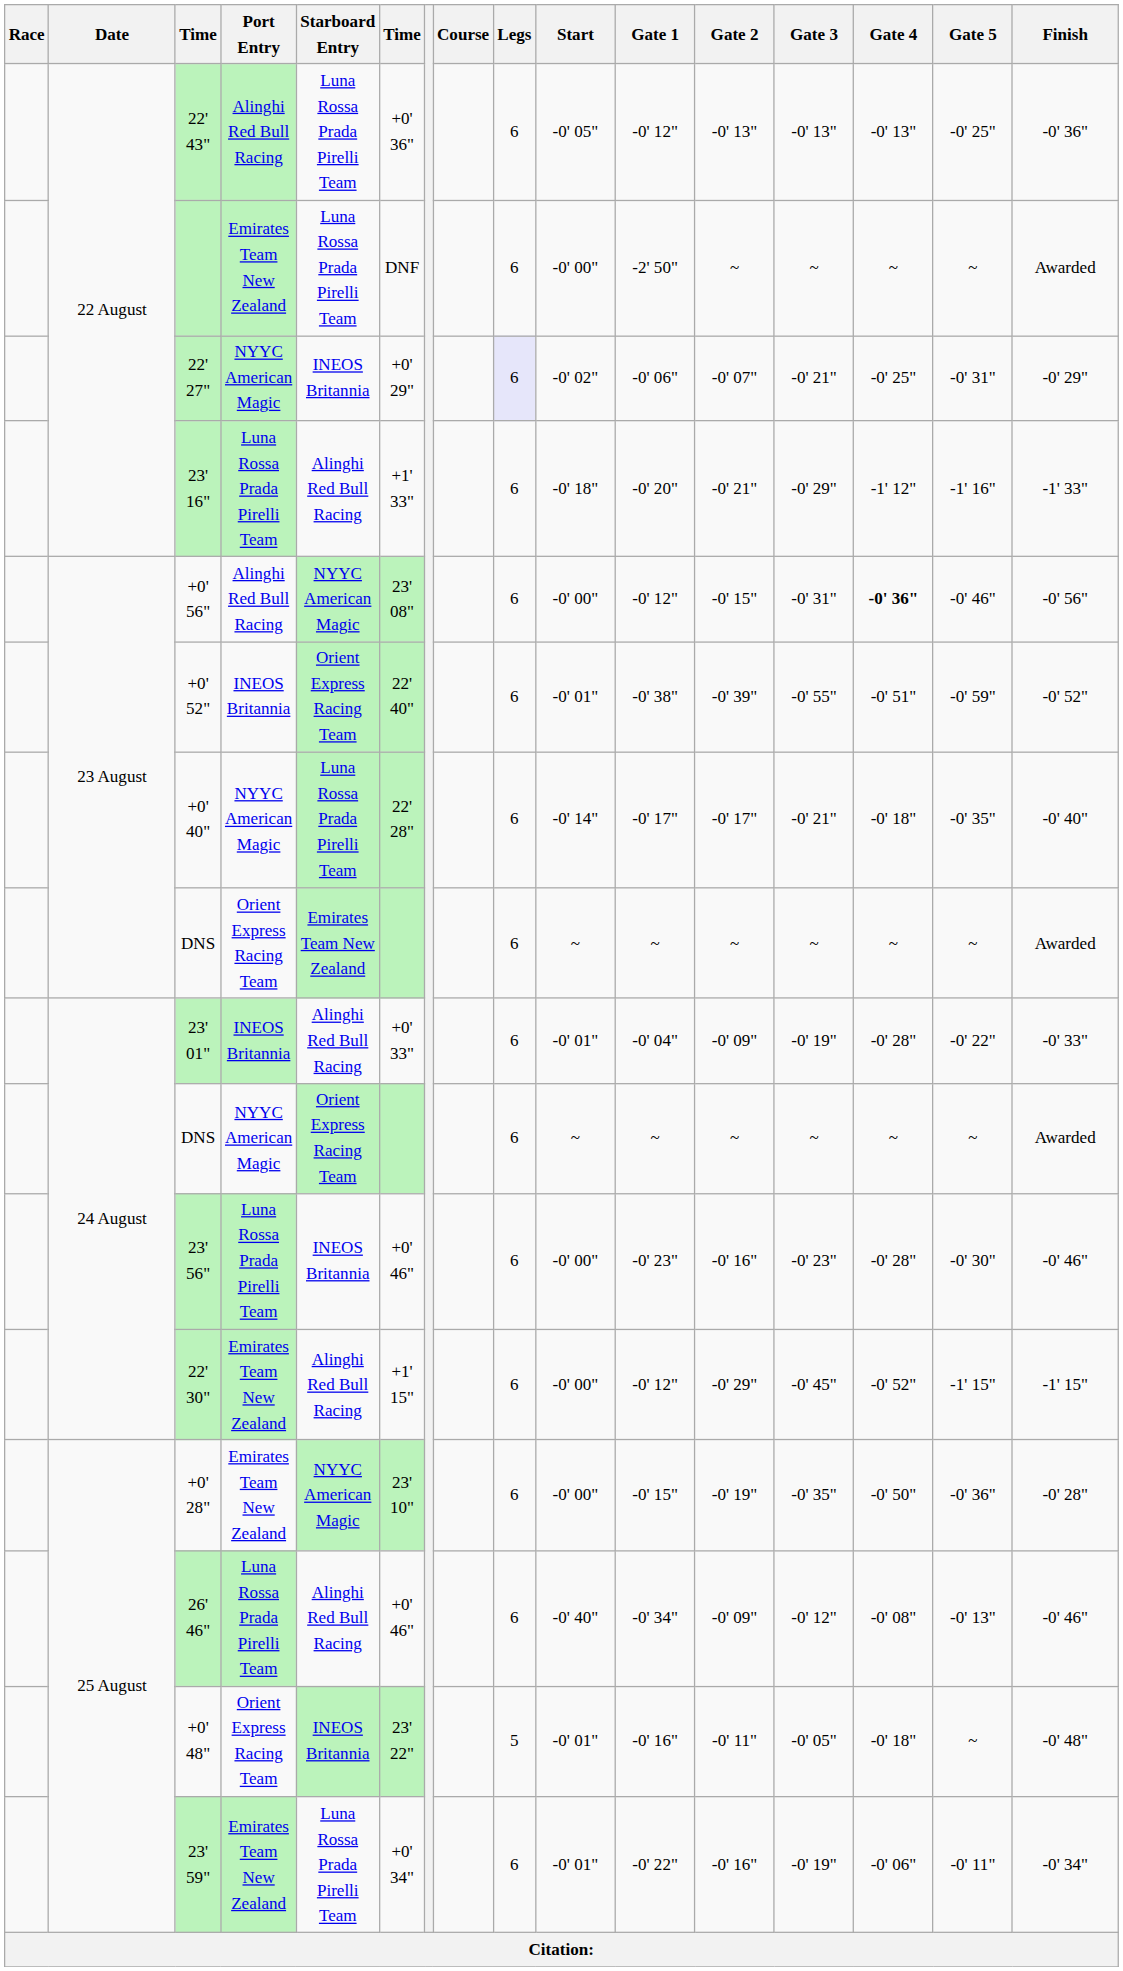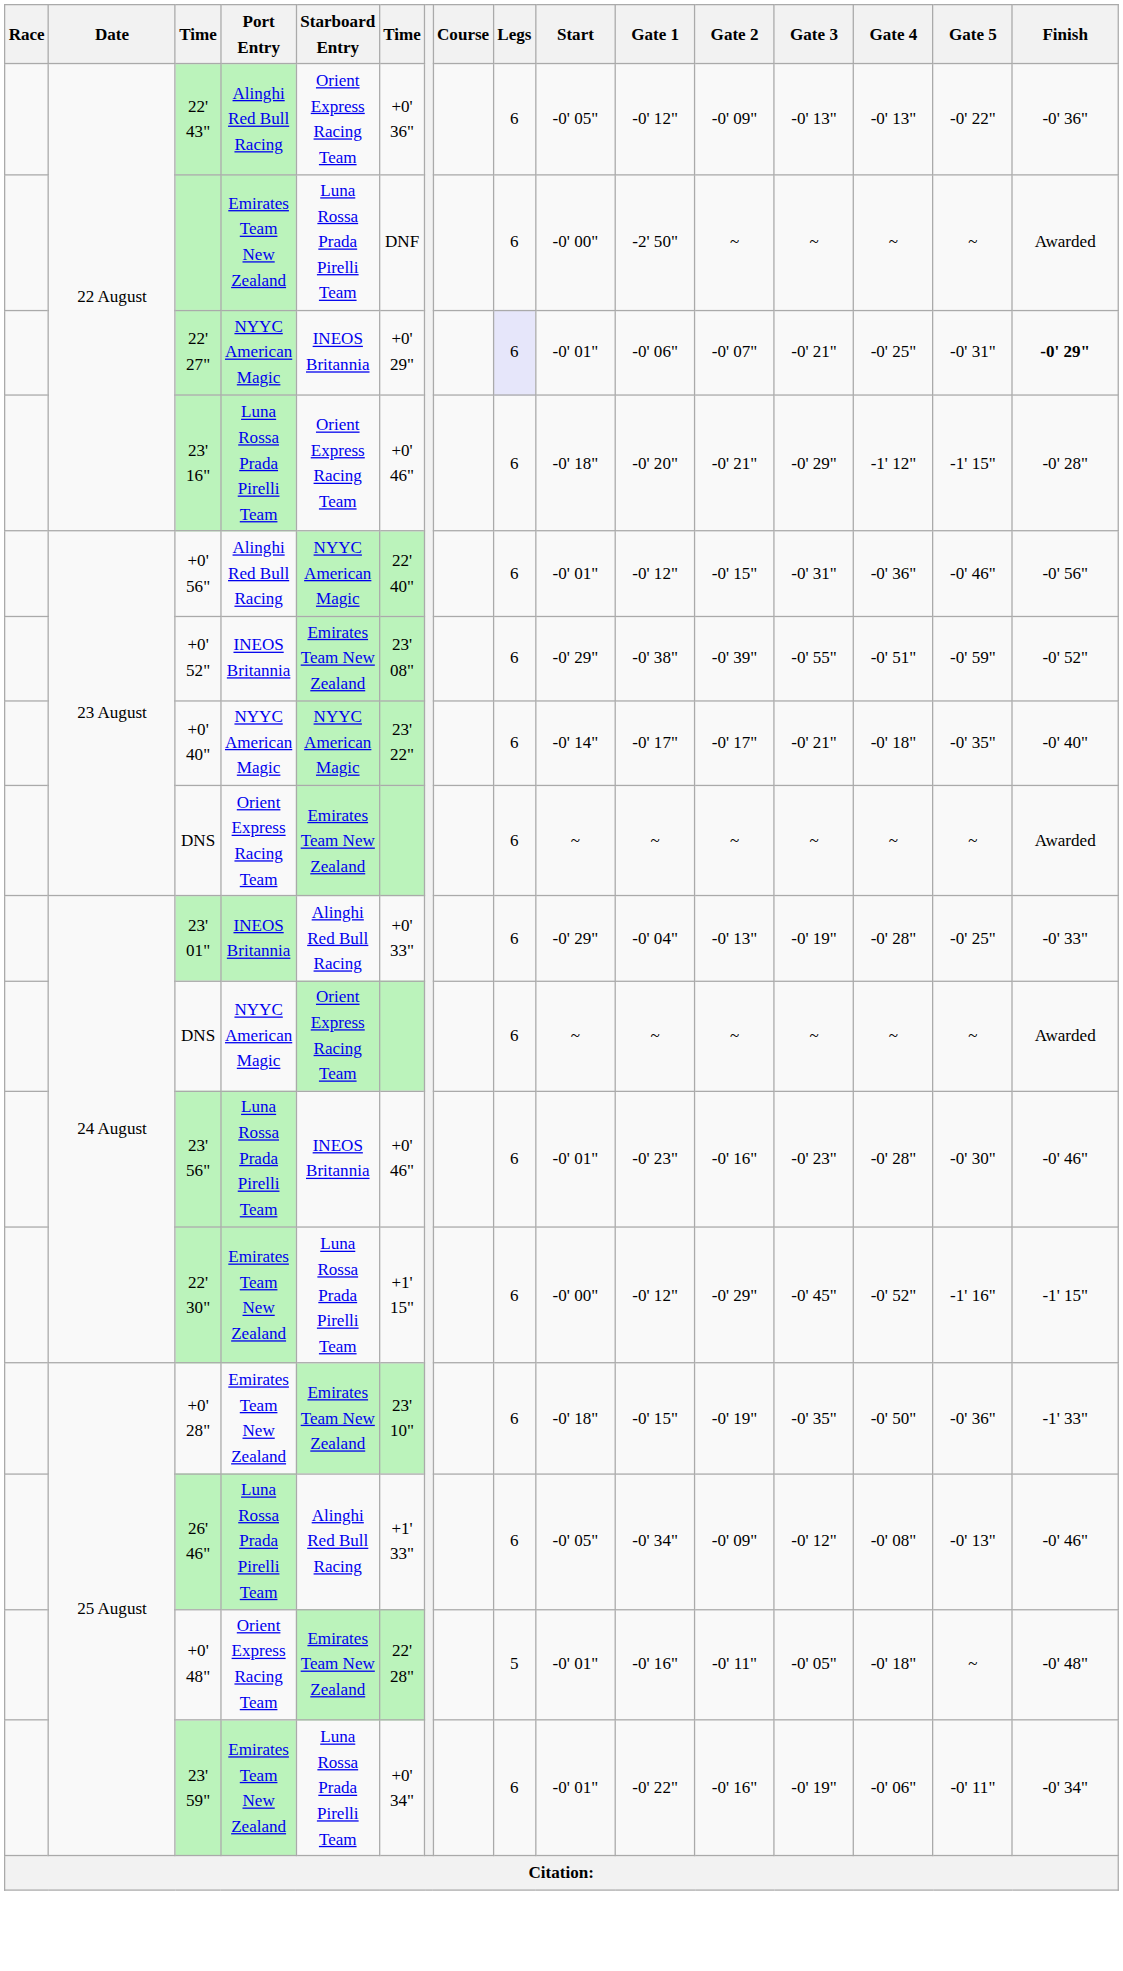(338, 132) Luna Rossa Prada Pirelli Team -> (338, 119) Orient Express Racing Team
(735, 132) -0' 13" -> (735, 119) -0' 09"
(973, 132) -0' 25" -> (973, 119) -0' 22"
(575, 378) -0' 02" -> (575, 352) -0' 01"
(1065, 378) normal -> (1065, 352) bold
(338, 488) Alinghi Red Bull Racing -> (338, 463) Orient Express Racing Team
(402, 488) +1' 33" -> (402, 463) +0' 46"
(973, 488) -1' 16" -> (973, 463) -1' 15"
(1065, 488) -1' 33" -> (1065, 463) -0' 28"
(402, 599) 23' 08" -> (402, 573) 22' 40"
(575, 599) -0' 00" -> (575, 573) -0' 01"
(893, 599) bold -> (893, 573) normal
(338, 696) Orient Express Racing Team -> (338, 658) Emirates Team New Zealand
(402, 696) 22' 40" -> (402, 658) 23' 08"
(575, 696) -0' 01" -> (575, 658) -0' 29"
(338, 820) Luna Rossa Prada Pirelli Team -> (338, 743) NYYC American Magic
(402, 820) 22' 28" -> (402, 743) 23' 22"
(575, 1040) -0' 01" -> (575, 938) -0' 29"
(735, 1040) -0' 09" -> (735, 938) -0' 13"
(973, 1040) -0' 22" -> (973, 938) -0' 25"
(575, 1261) -0' 00" -> (575, 1159) -0' 01"
(338, 1384) Alinghi Red Bull Racing -> (338, 1295) Luna Rossa Prada Pirelli Team
(973, 1384) -1' 15" -> (973, 1295) -1' 16"
(338, 1495) NYYC American Magic -> (338, 1418) Emirates Team New Zealand
(575, 1495) -0' 00" -> (575, 1418) -0' 18"
(1065, 1495) -0' 28" -> (1065, 1418) -1' 33"
(402, 1618) +0' 46" -> (402, 1541) +1' 33"
(575, 1618) -0' 40" -> (575, 1541) -0' 05"
(338, 1741) INEOS Britannia -> (338, 1664) Emirates Team New Zealand
(402, 1741) 23' 22" -> (402, 1664) 22' 28"
